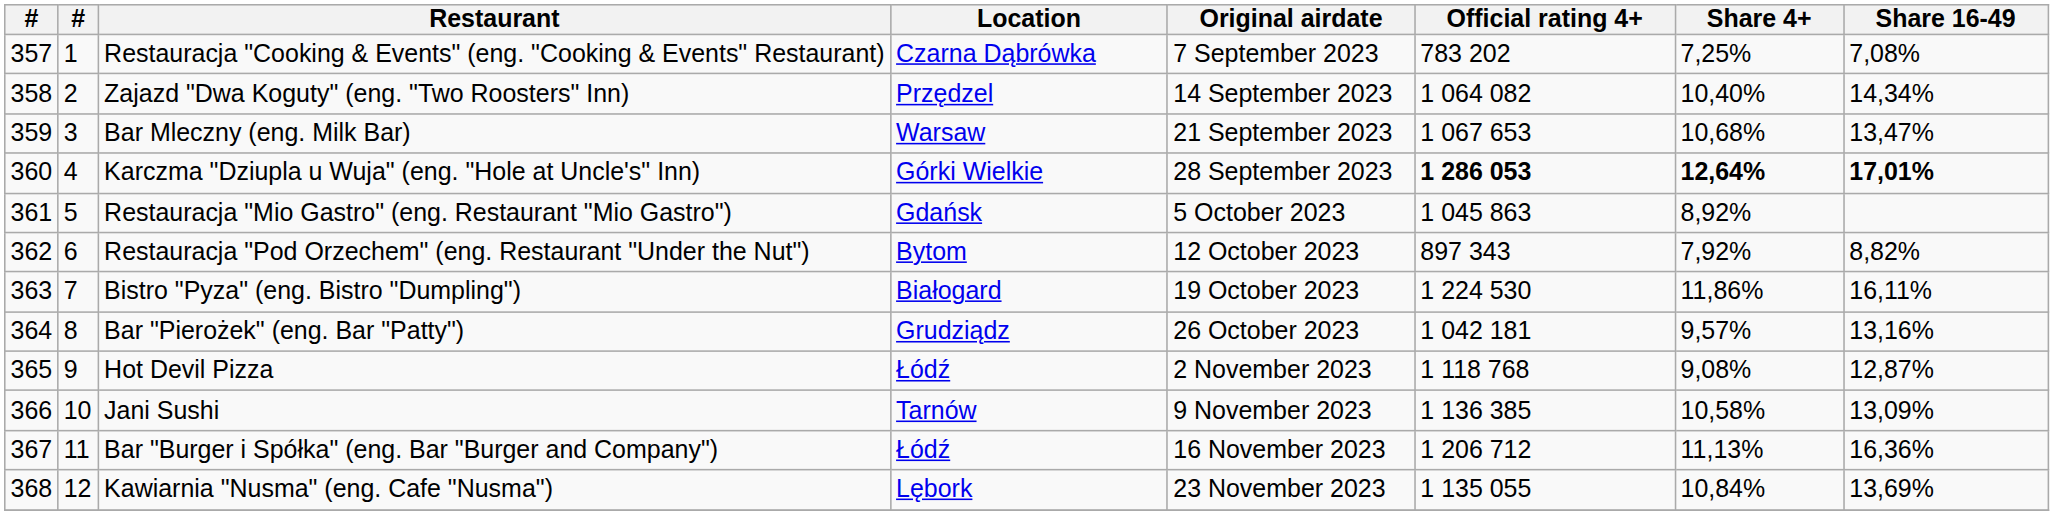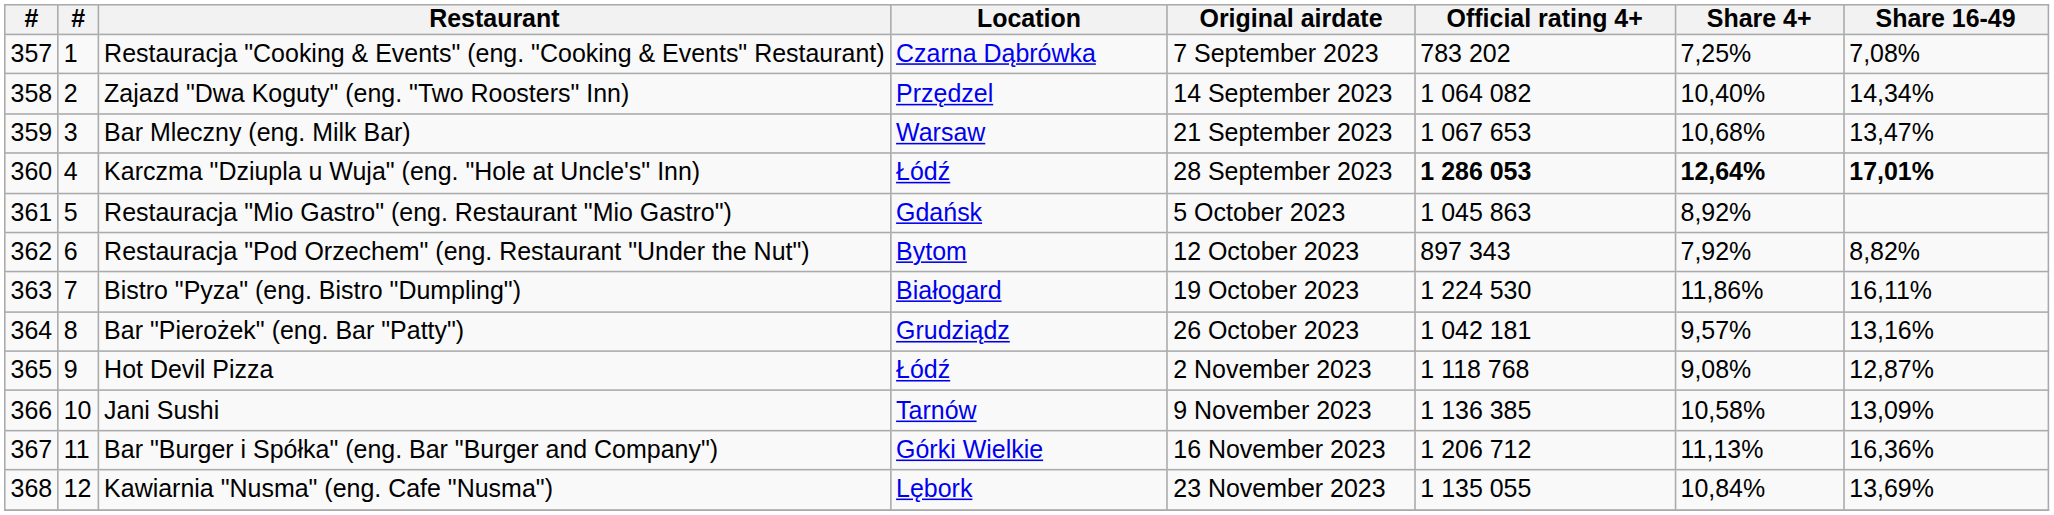(970, 172) Górki Wielkie -> (923, 172) Łódź
(923, 449) Łódź -> (970, 449) Górki Wielkie
